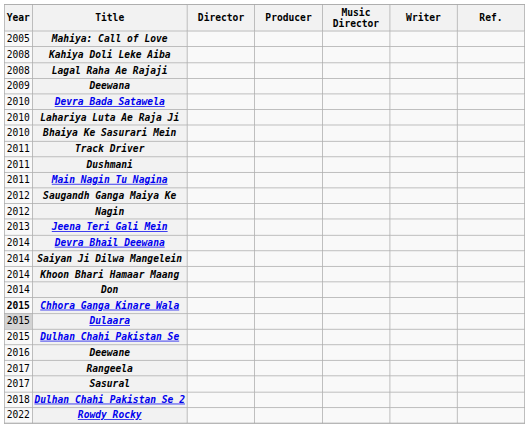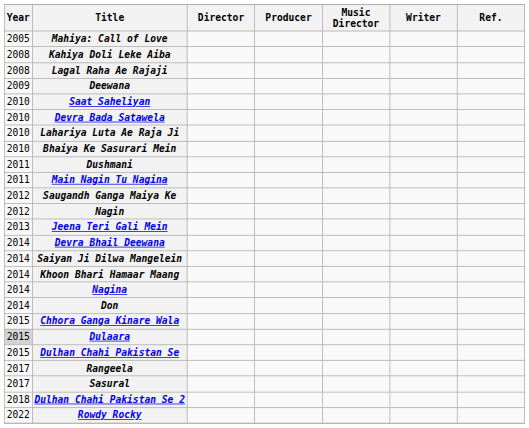+ row: (110, 102)
- row: (110, 149)
+ row: (110, 290)
(18, 306) bold -> (18, 321) normal
- row: (110, 353)
